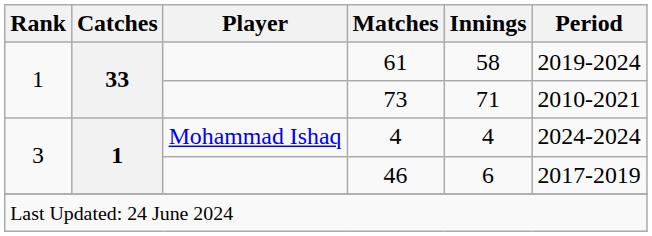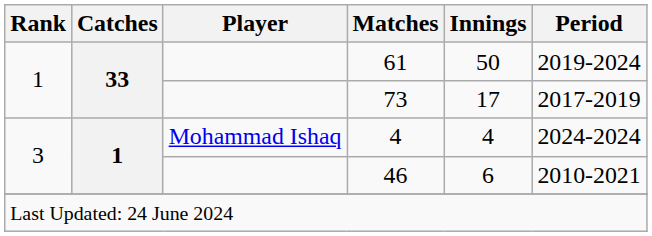(488, 61) 58 -> (488, 61) 50
(488, 99) 71 -> (488, 99) 17
(589, 99) 2010-2021 -> (589, 99) 2017-2019
(589, 174) 2017-2019 -> (589, 174) 2010-2021
